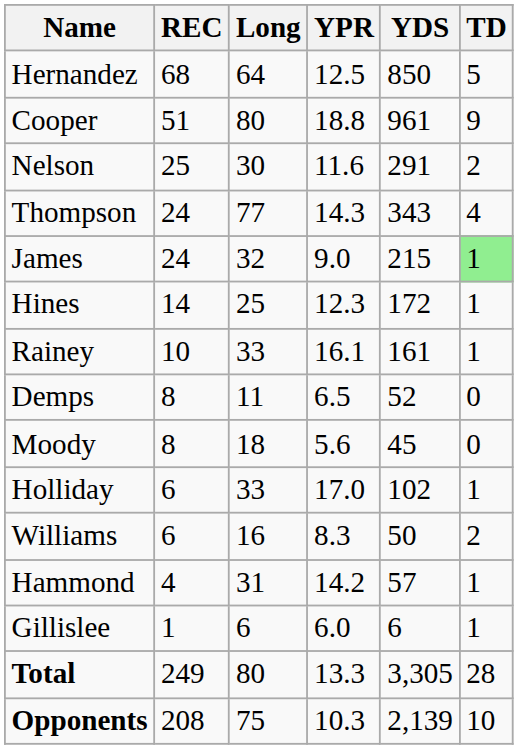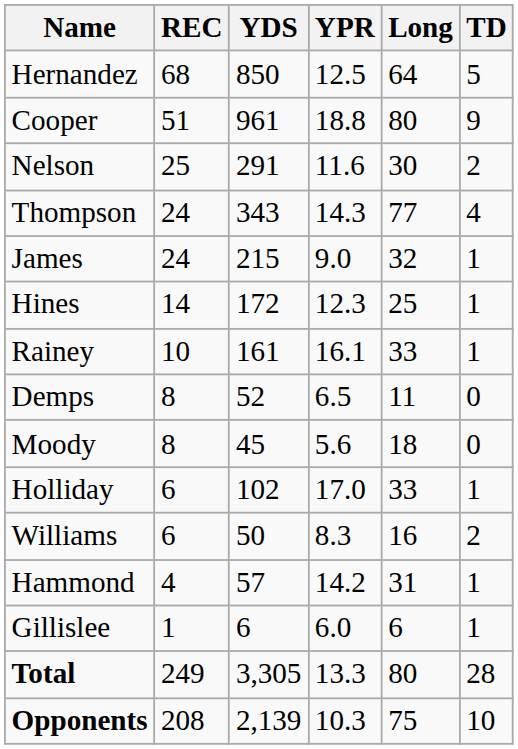columns swapped: (420, 27) <-> (268, 27)
(474, 258) lightgreen background -> (474, 258) no background
